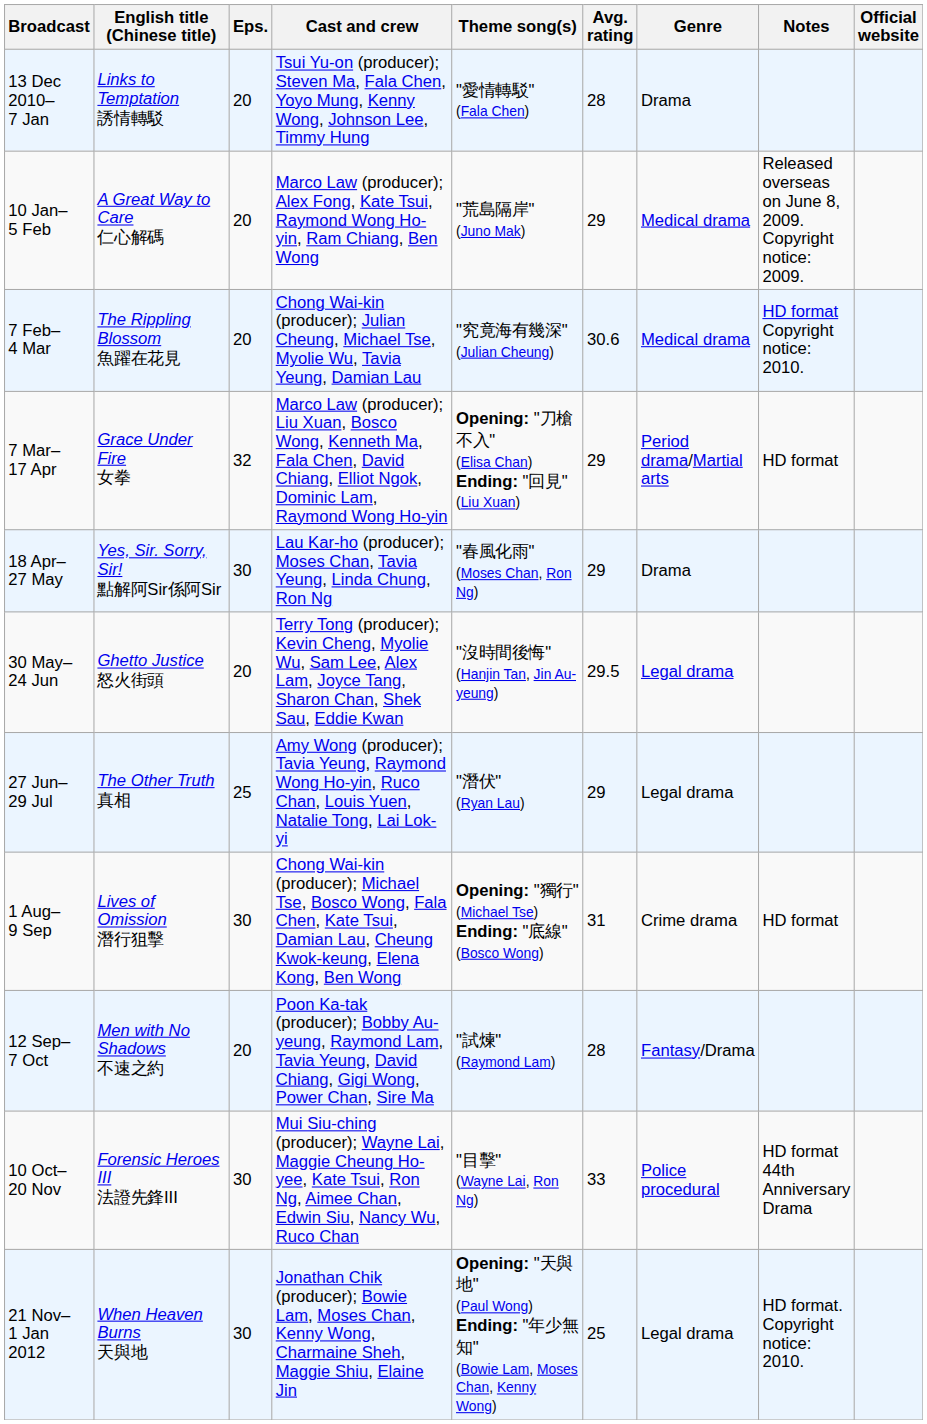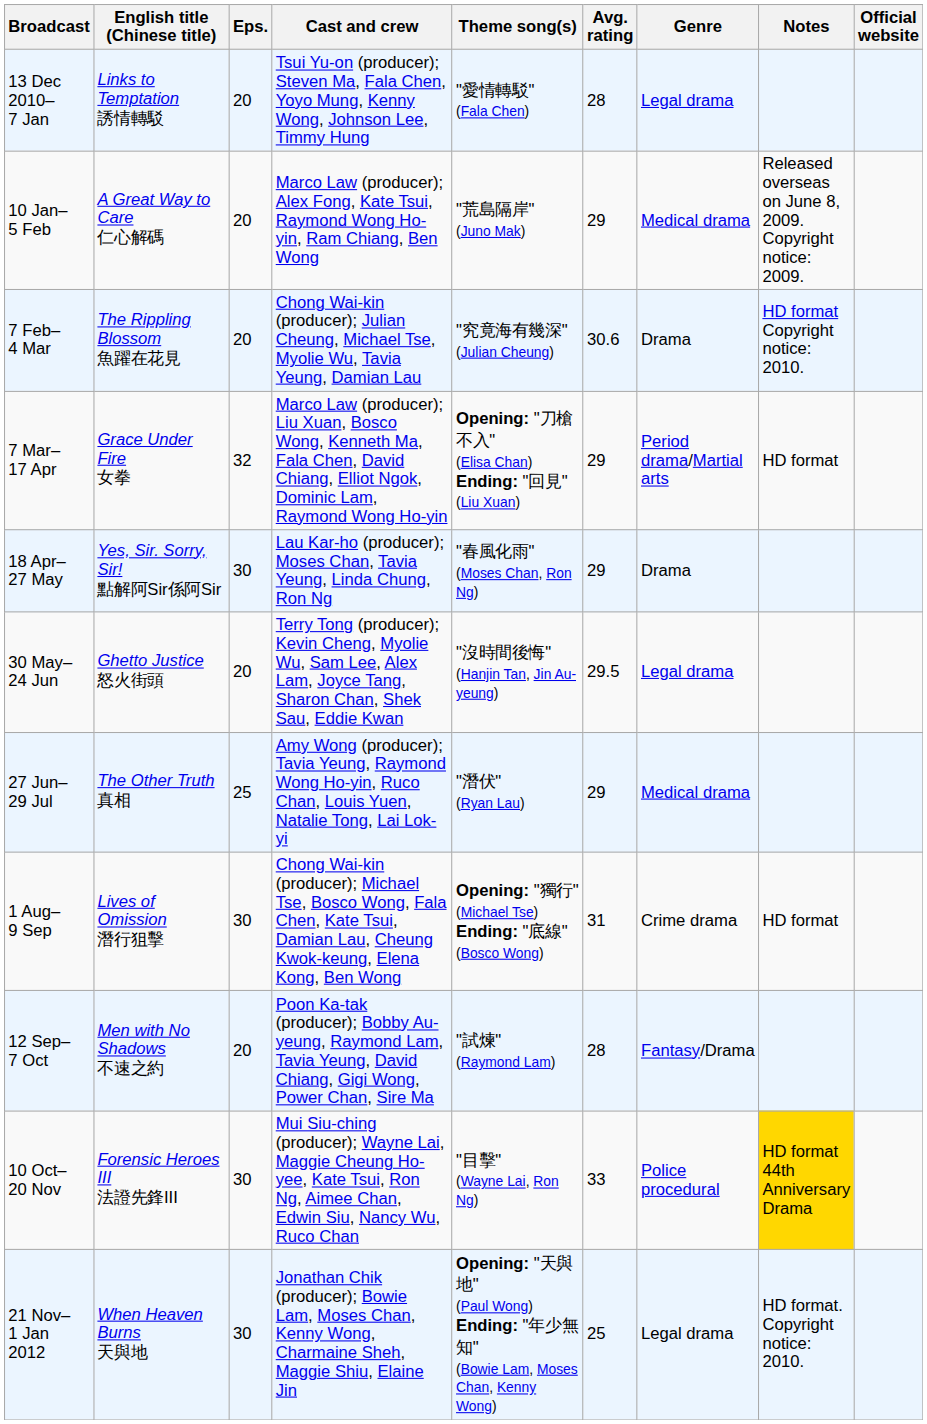(666, 100) Drama -> (687, 100) Legal drama
(696, 340) Medical drama -> (666, 340) Drama
(687, 792) Legal drama -> (696, 792) Medical drama
(806, 1180) no background -> (806, 1180) gold background
